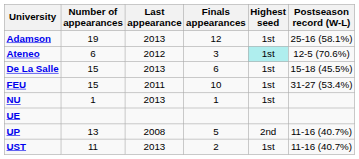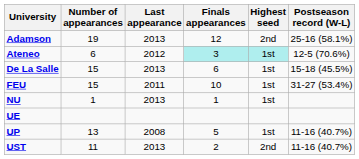(268, 38) 1st -> (268, 38) 2nd
(216, 54) no background -> (216, 54) paleturquoise background
(268, 131) 2nd -> (268, 131) 1st
(268, 147) 1st -> (268, 147) 2nd
